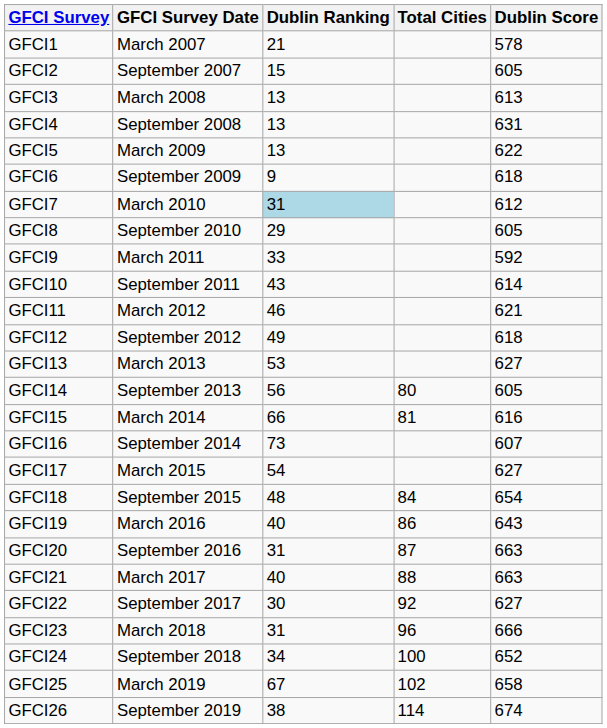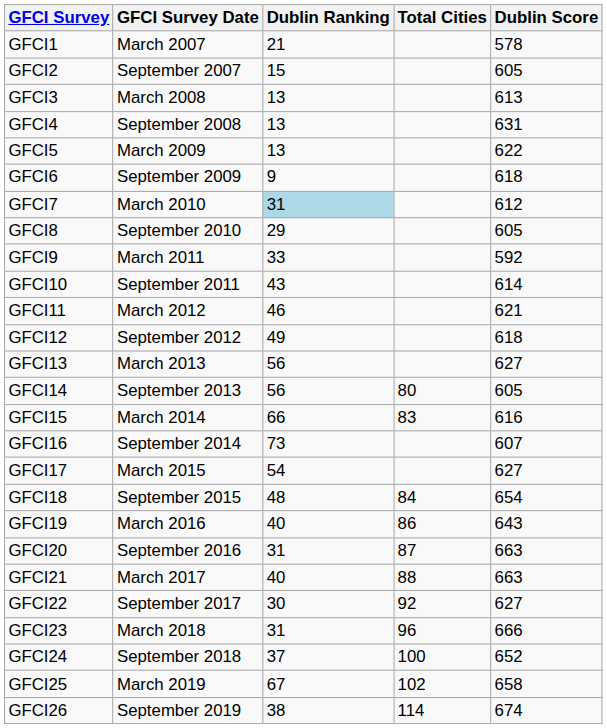(276, 364) 53 -> (276, 364) 56
(407, 417) 81 -> (407, 417) 83
(276, 657) 34 -> (276, 657) 37
